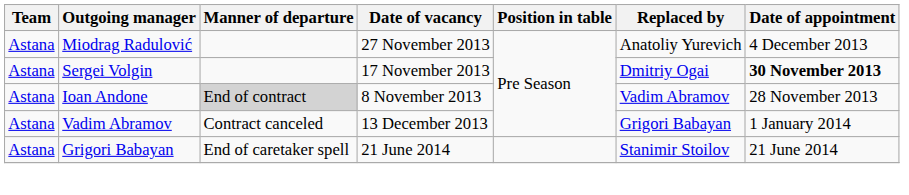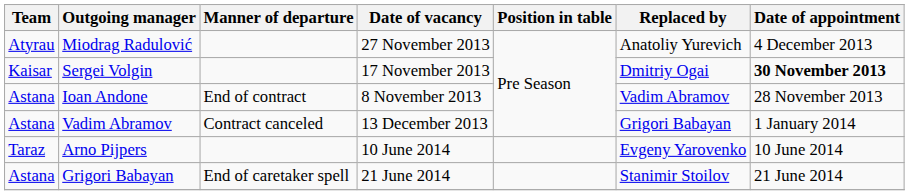(31, 44) Astana -> (31, 44) Atyrau
(31, 70) Astana -> (30, 70) Kaisar
(255, 96) lightgrey background -> (255, 96) no background
+ row: (105, 149)
